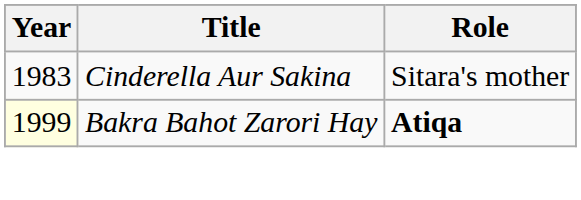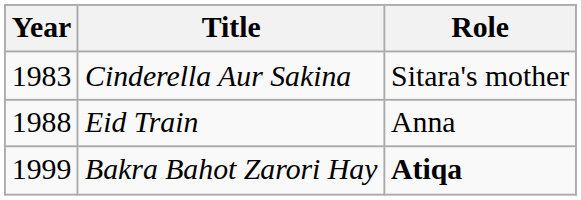+ row: (142, 122)
(42, 122) lightyellow background -> (42, 169) no background
